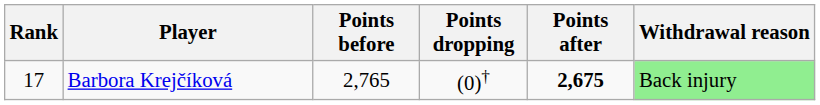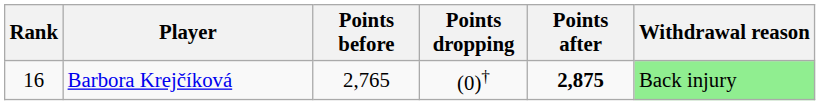(34, 80) 17 -> (34, 80) 16
(581, 80) 2,675 -> (581, 80) 2,875
